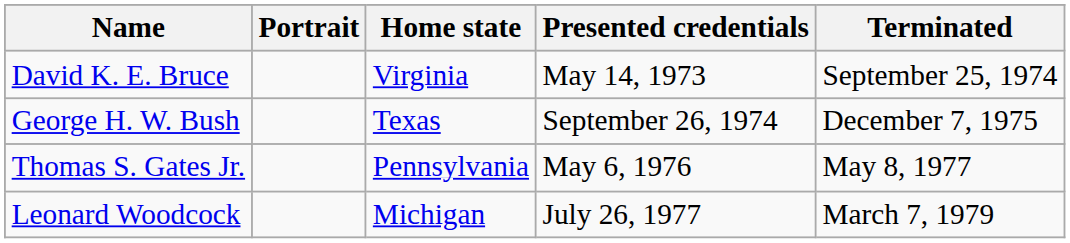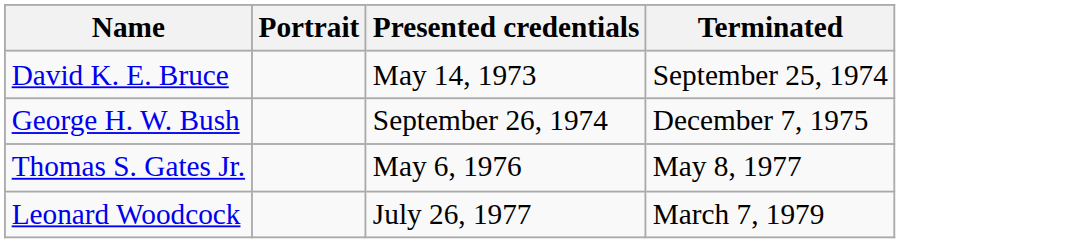- column: (451, 27)
